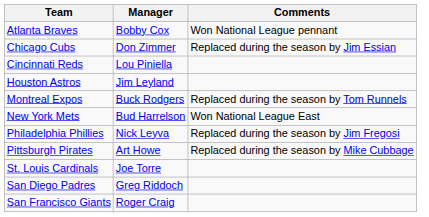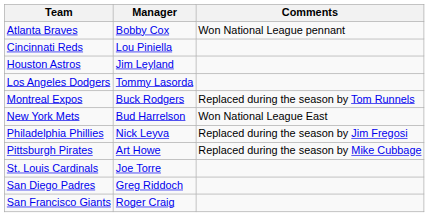- row: (41, 47)
+ row: (59, 82)
